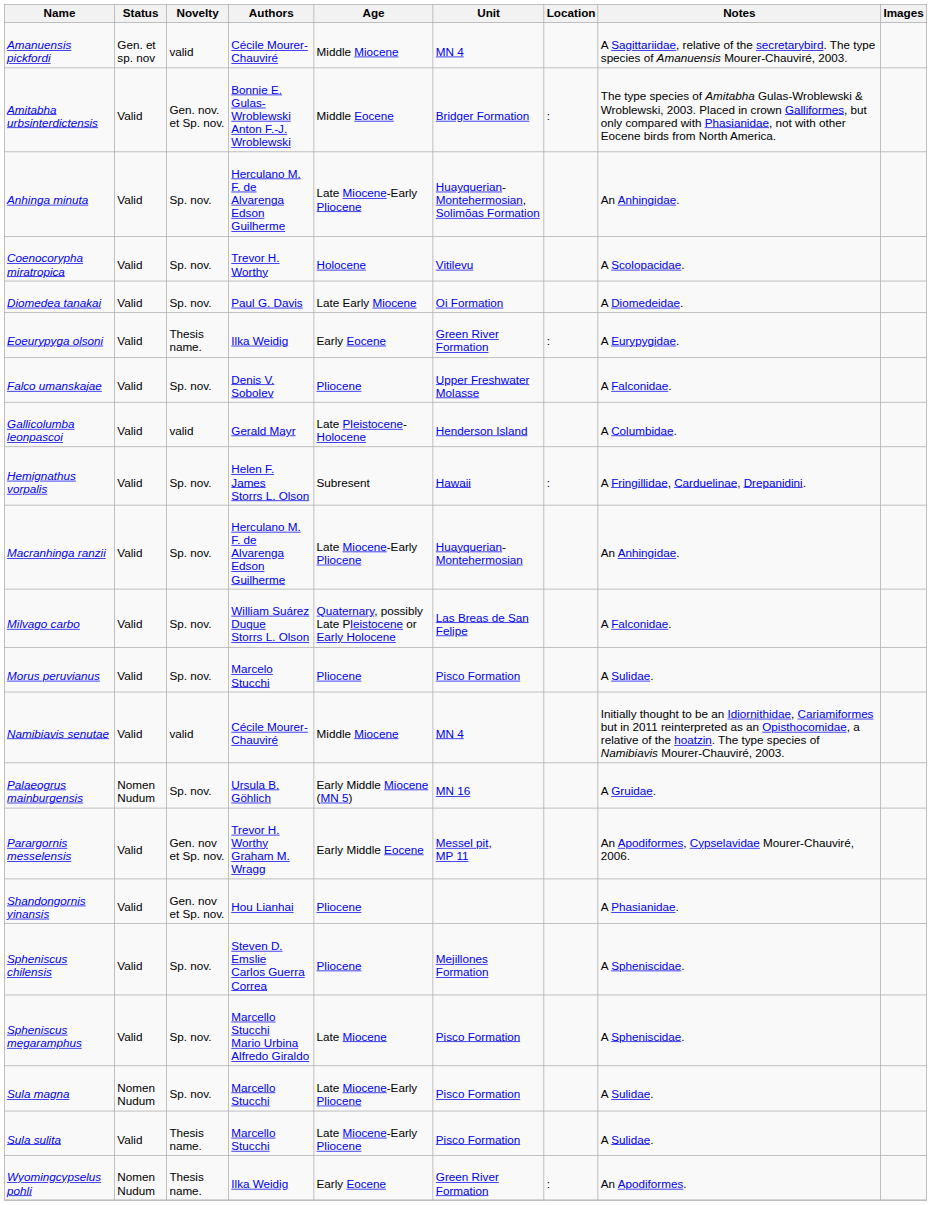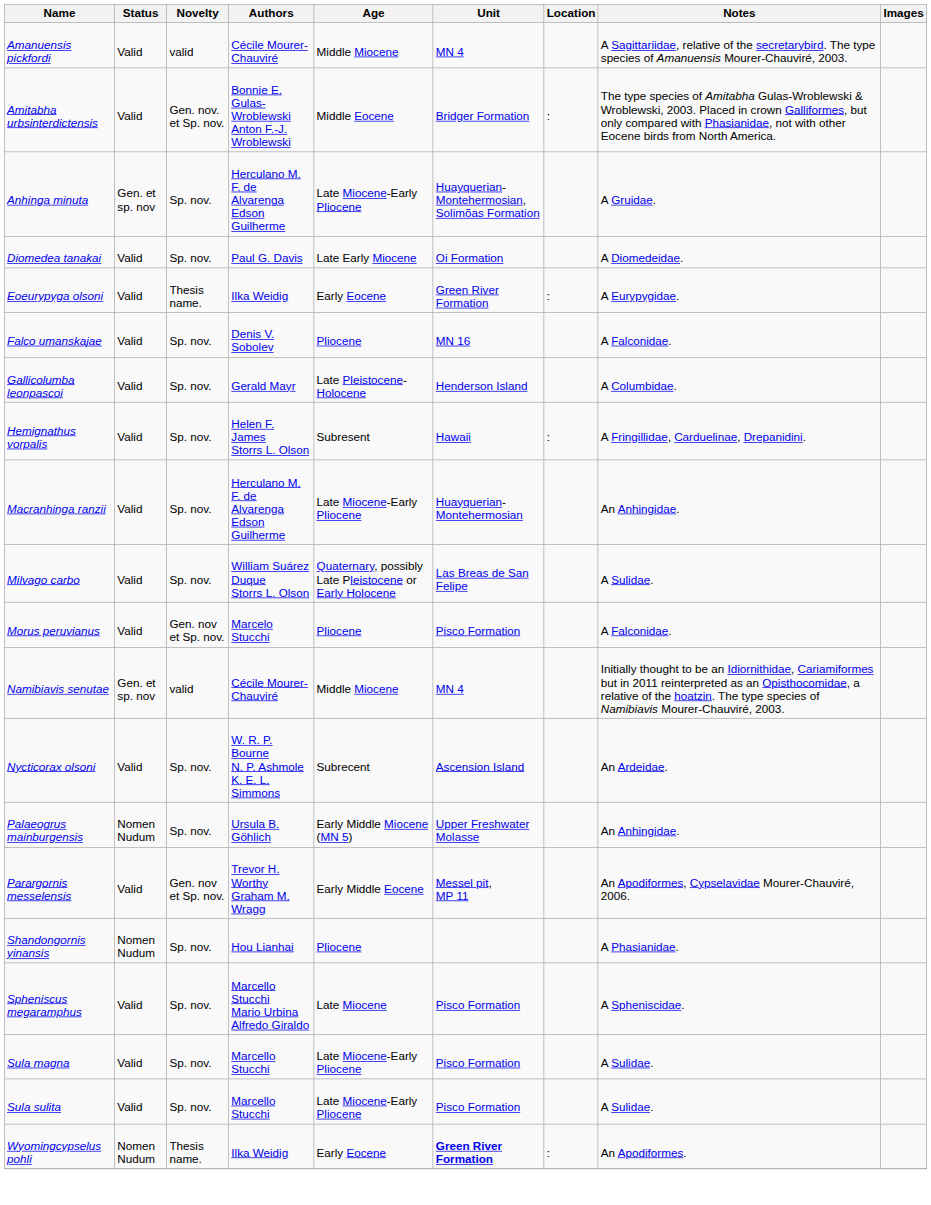(136, 51) Gen. et sp. nov -> (130, 51) Valid
(130, 200) Valid -> (136, 200) Gen. et sp. nov
(640, 200) An Anhingidae. -> (628, 200) A Gruidae.
- row: (45, 265)
(483, 386) Upper Freshwater Molasse -> (453, 341) MN 16
(181, 431) valid -> (190, 386) Sp. nov.
(636, 624) A Falconidae. -> (627, 580) A Sulidae.
(190, 676) Sp. nov. -> (197, 631) Gen. nov et Sp. nov.
(627, 676) A Sulidae. -> (636, 631) A Falconidae.
(130, 734) Valid -> (136, 689) Gen. et sp. nov
+ row: (51, 767)
(453, 792) MN 16 -> (483, 831) Upper Freshwater Molasse
(628, 792) A Gruidae. -> (640, 831) An Anhingidae.
(130, 908) Valid -> (136, 947) Nomen Nudum
(197, 908) Gen. nov et Sp. nov. -> (190, 947) Sp. nov.
- row: (37, 965)
(136, 1094) Nomen Nudum -> (130, 1063) Valid
(187, 1139) Thesis name. -> (190, 1108) Sp. nov.
(467, 1184) normal -> (469, 1152) bold
